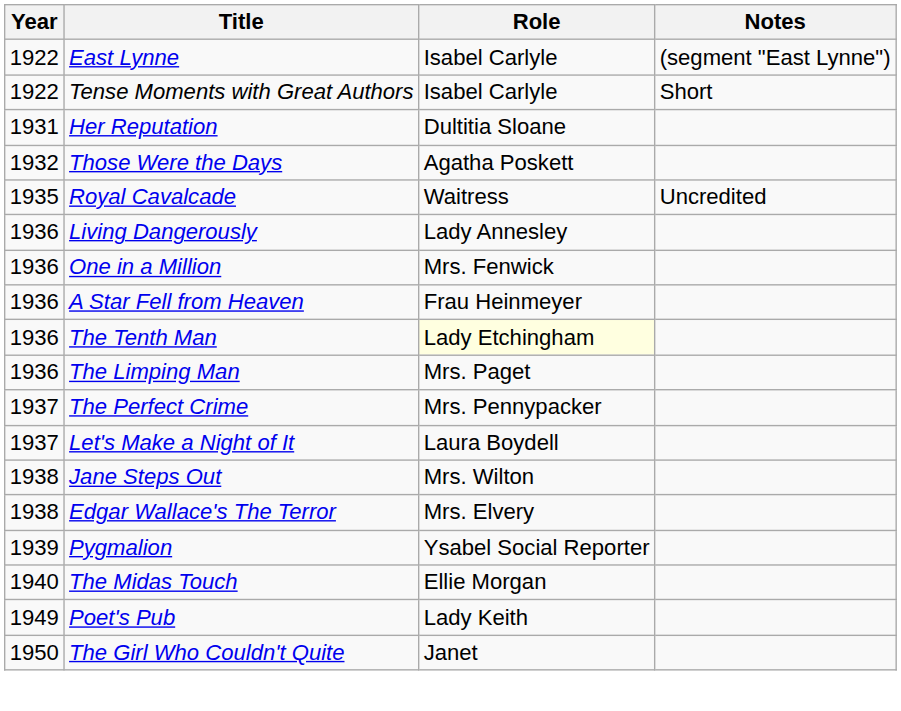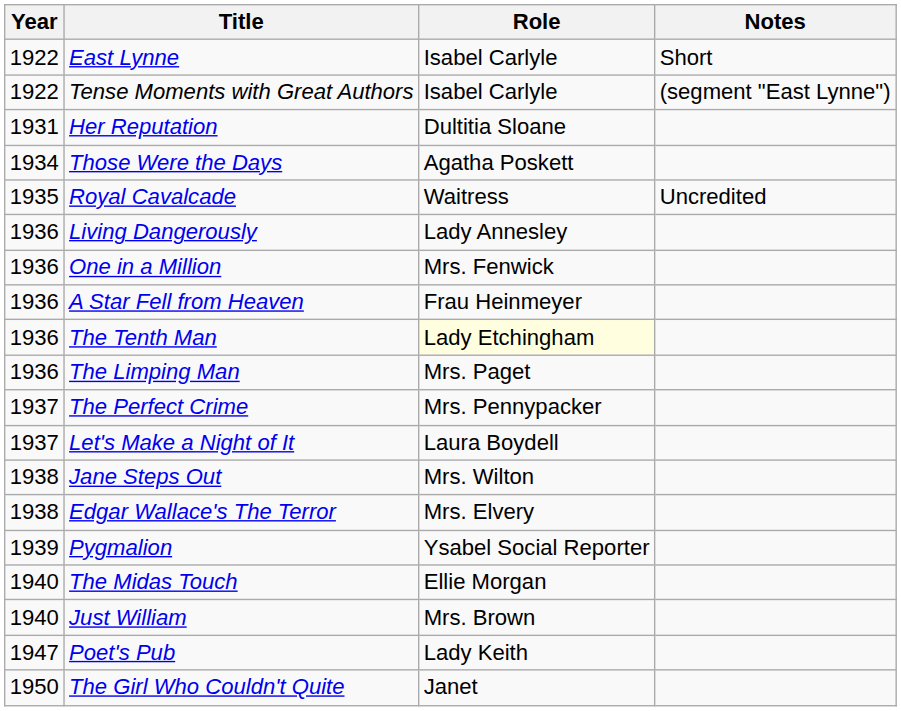(775, 57) (segment "East Lynne") -> (686, 57) Short
(686, 92) Short -> (775, 92) (segment "East Lynne")
(34, 162) 1932 -> (34, 162) 1934
+ row: (128, 617)
(34, 617) 1949 -> (34, 652) 1947
